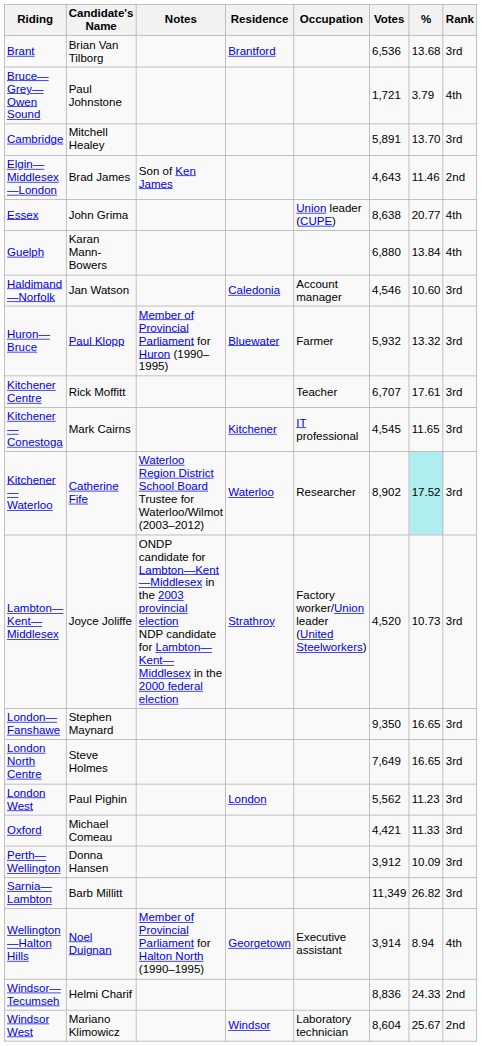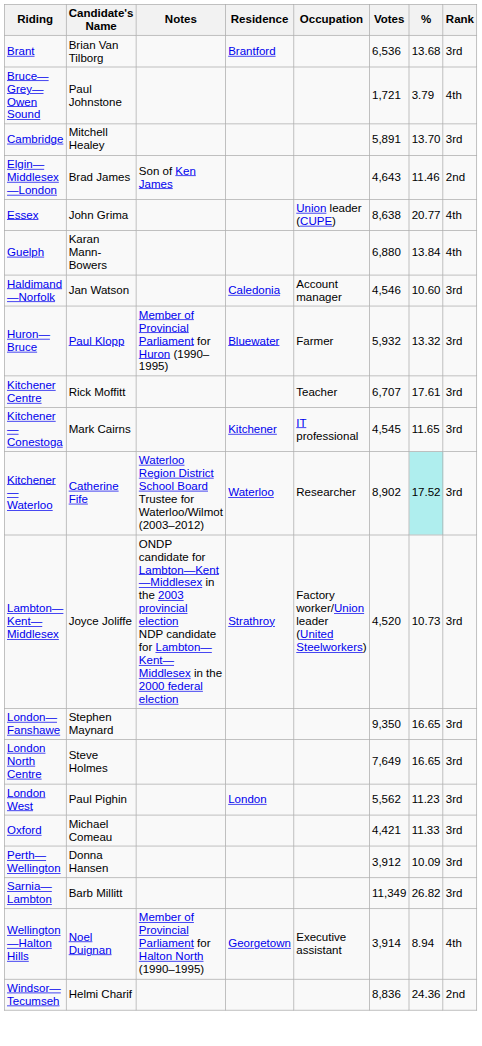(426, 994) 24.33 -> (426, 994) 24.36
- row: (28, 1025)
